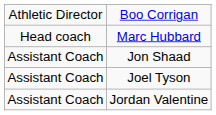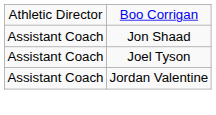- row: (159, 36)
